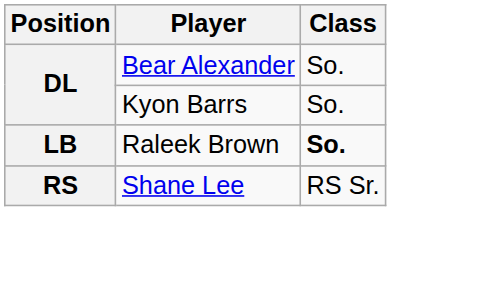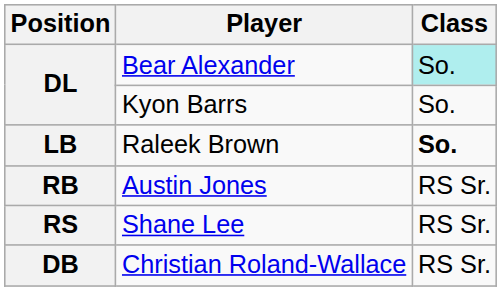(325, 64) no background -> (437, 64) paleturquoise background
+ row: (194, 184)
+ row: (264, 265)
